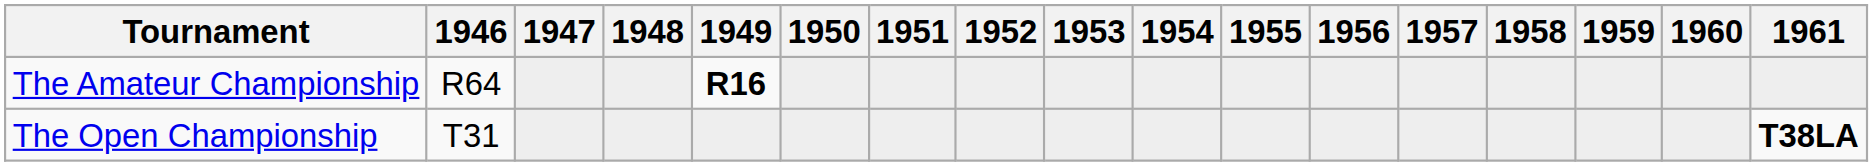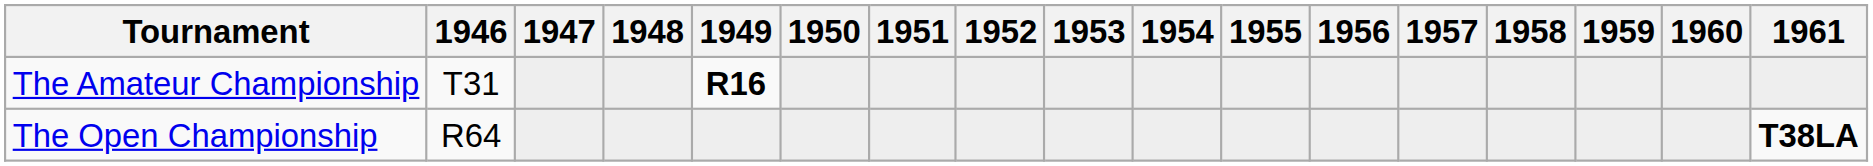(471, 83) R64 -> (471, 83) T31
(471, 135) T31 -> (471, 135) R64
